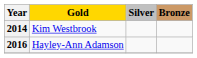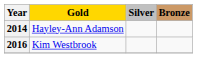(64, 28) Kim Westbrook -> (78, 28) Hayley-Ann Adamson
(78, 45) Hayley-Ann Adamson -> (64, 45) Kim Westbrook
